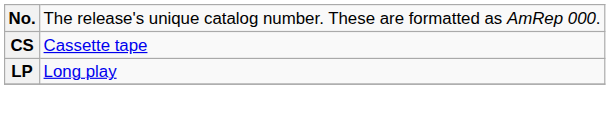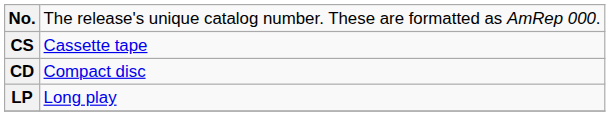+ row: (22, 72)
